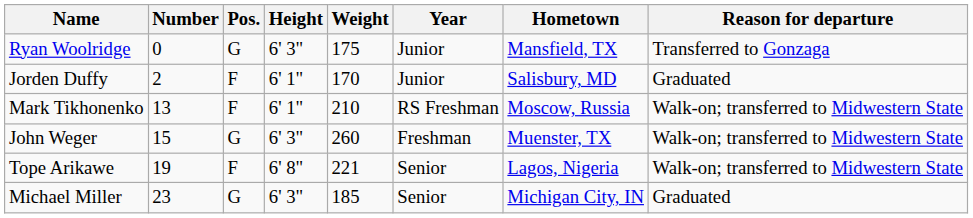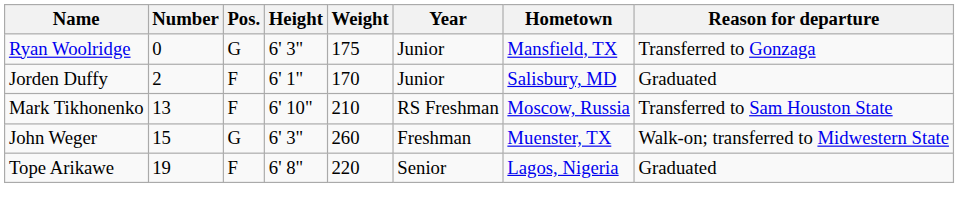(286, 108) 6' 1" -> (291, 108) 6' 10"
(808, 108) Walk-on; transferred to Midwestern State -> (766, 108) Transferred to Sam Houston State
(346, 167) 221 -> (346, 167) 220
(808, 167) Walk-on; transferred to Midwestern State -> (678, 167) Graduated
- row: (65, 197)
